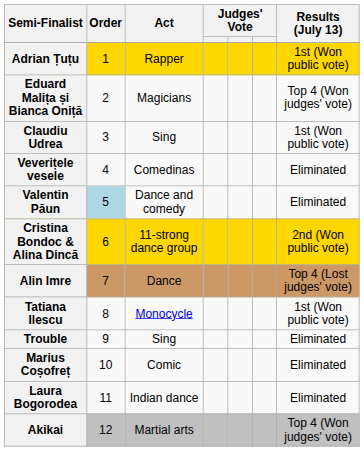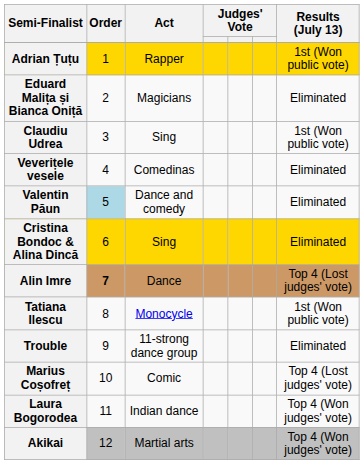(318, 98) Top 4 (Won judges' vote) -> (318, 98) Eliminated
(164, 241) 11-strong dance group -> (164, 241) Sing
(318, 241) 2nd (Won public vote) -> (318, 241) Eliminated
(106, 281) normal -> (106, 281) bold
(164, 339) Sing -> (164, 346) 11-strong dance group
(318, 365) Eliminated -> (318, 378) Top 4 (Lost judges' vote)
(318, 397) Eliminated -> (318, 411) Top 4 (Won judges' vote)
